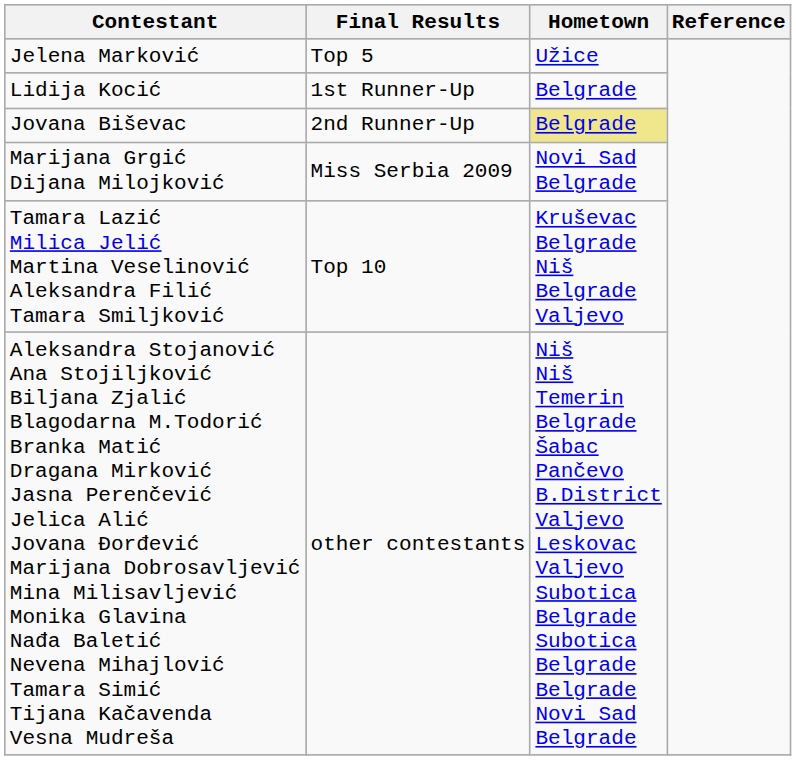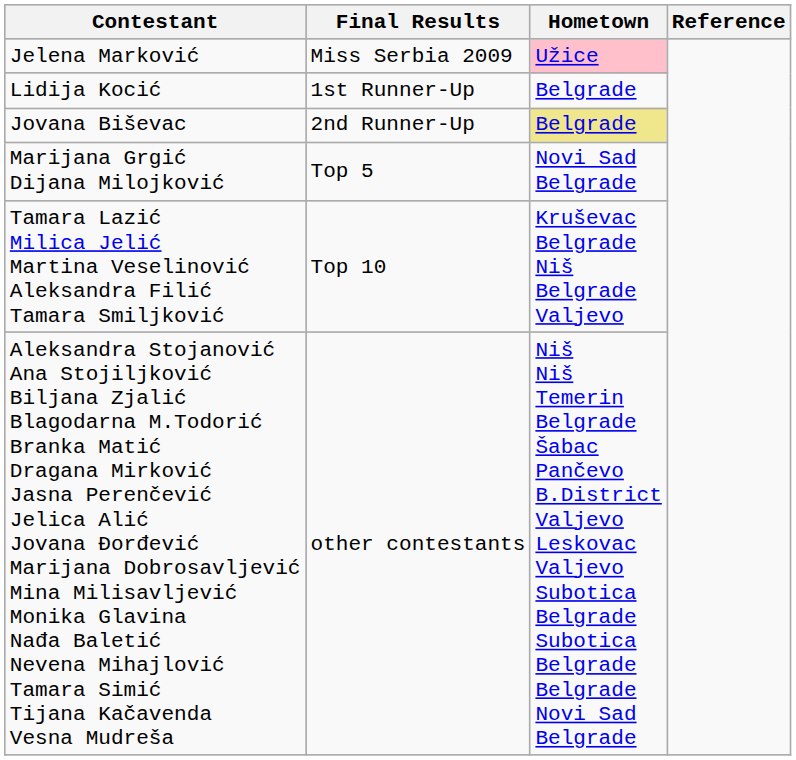(342, 56) Top 5 -> (412, 56) Miss Serbia 2009
(567, 56) no background -> (567, 56) pink background
(412, 171) Miss Serbia 2009 -> (342, 171) Top 5
